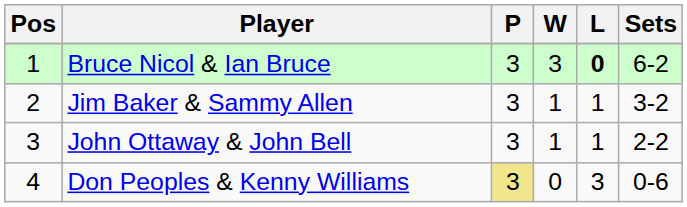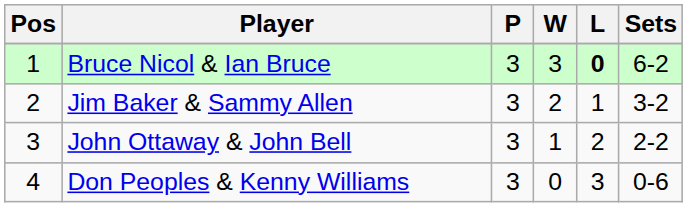(555, 102) 1 -> (555, 102) 2
(598, 142) 1 -> (598, 142) 2
(513, 181) khaki background -> (513, 181) no background
